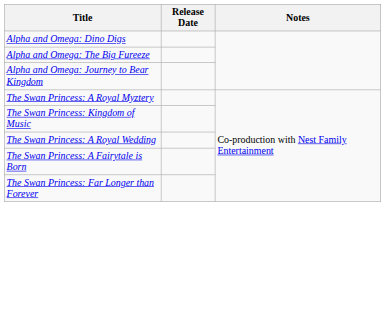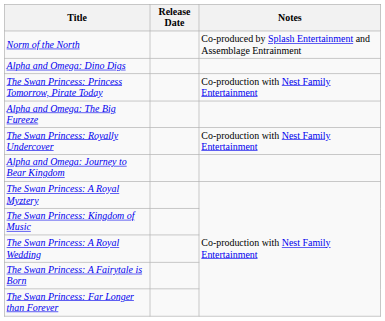+ row: (43, 44)
+ row: (64, 87)
+ row: (62, 141)
